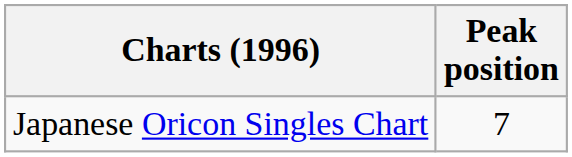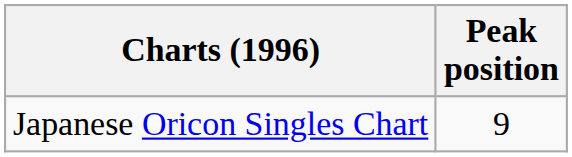(501, 123) 7 -> (501, 123) 9
